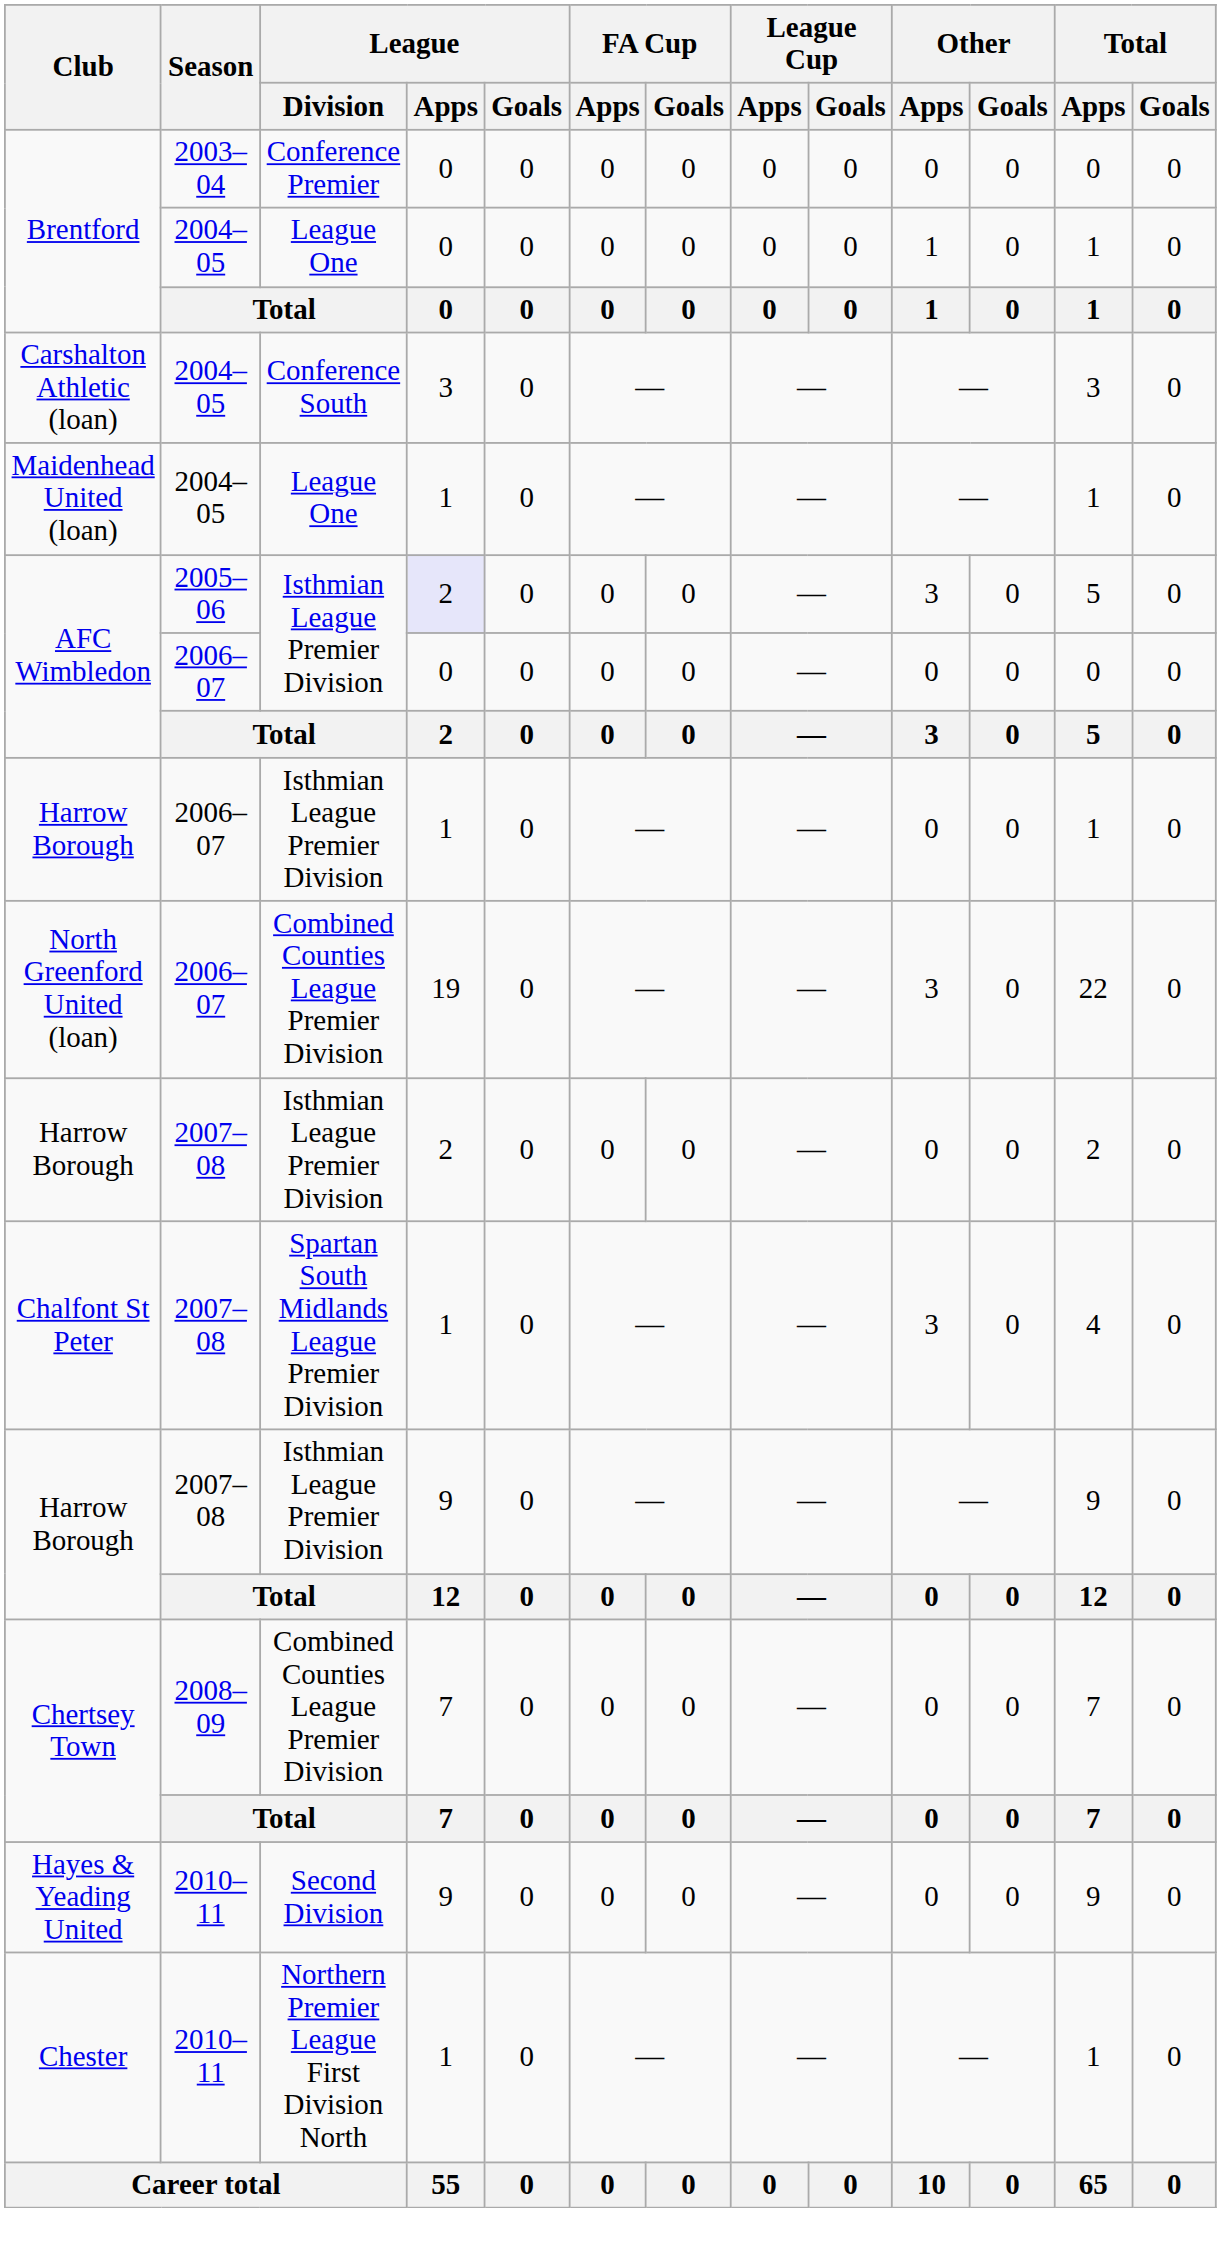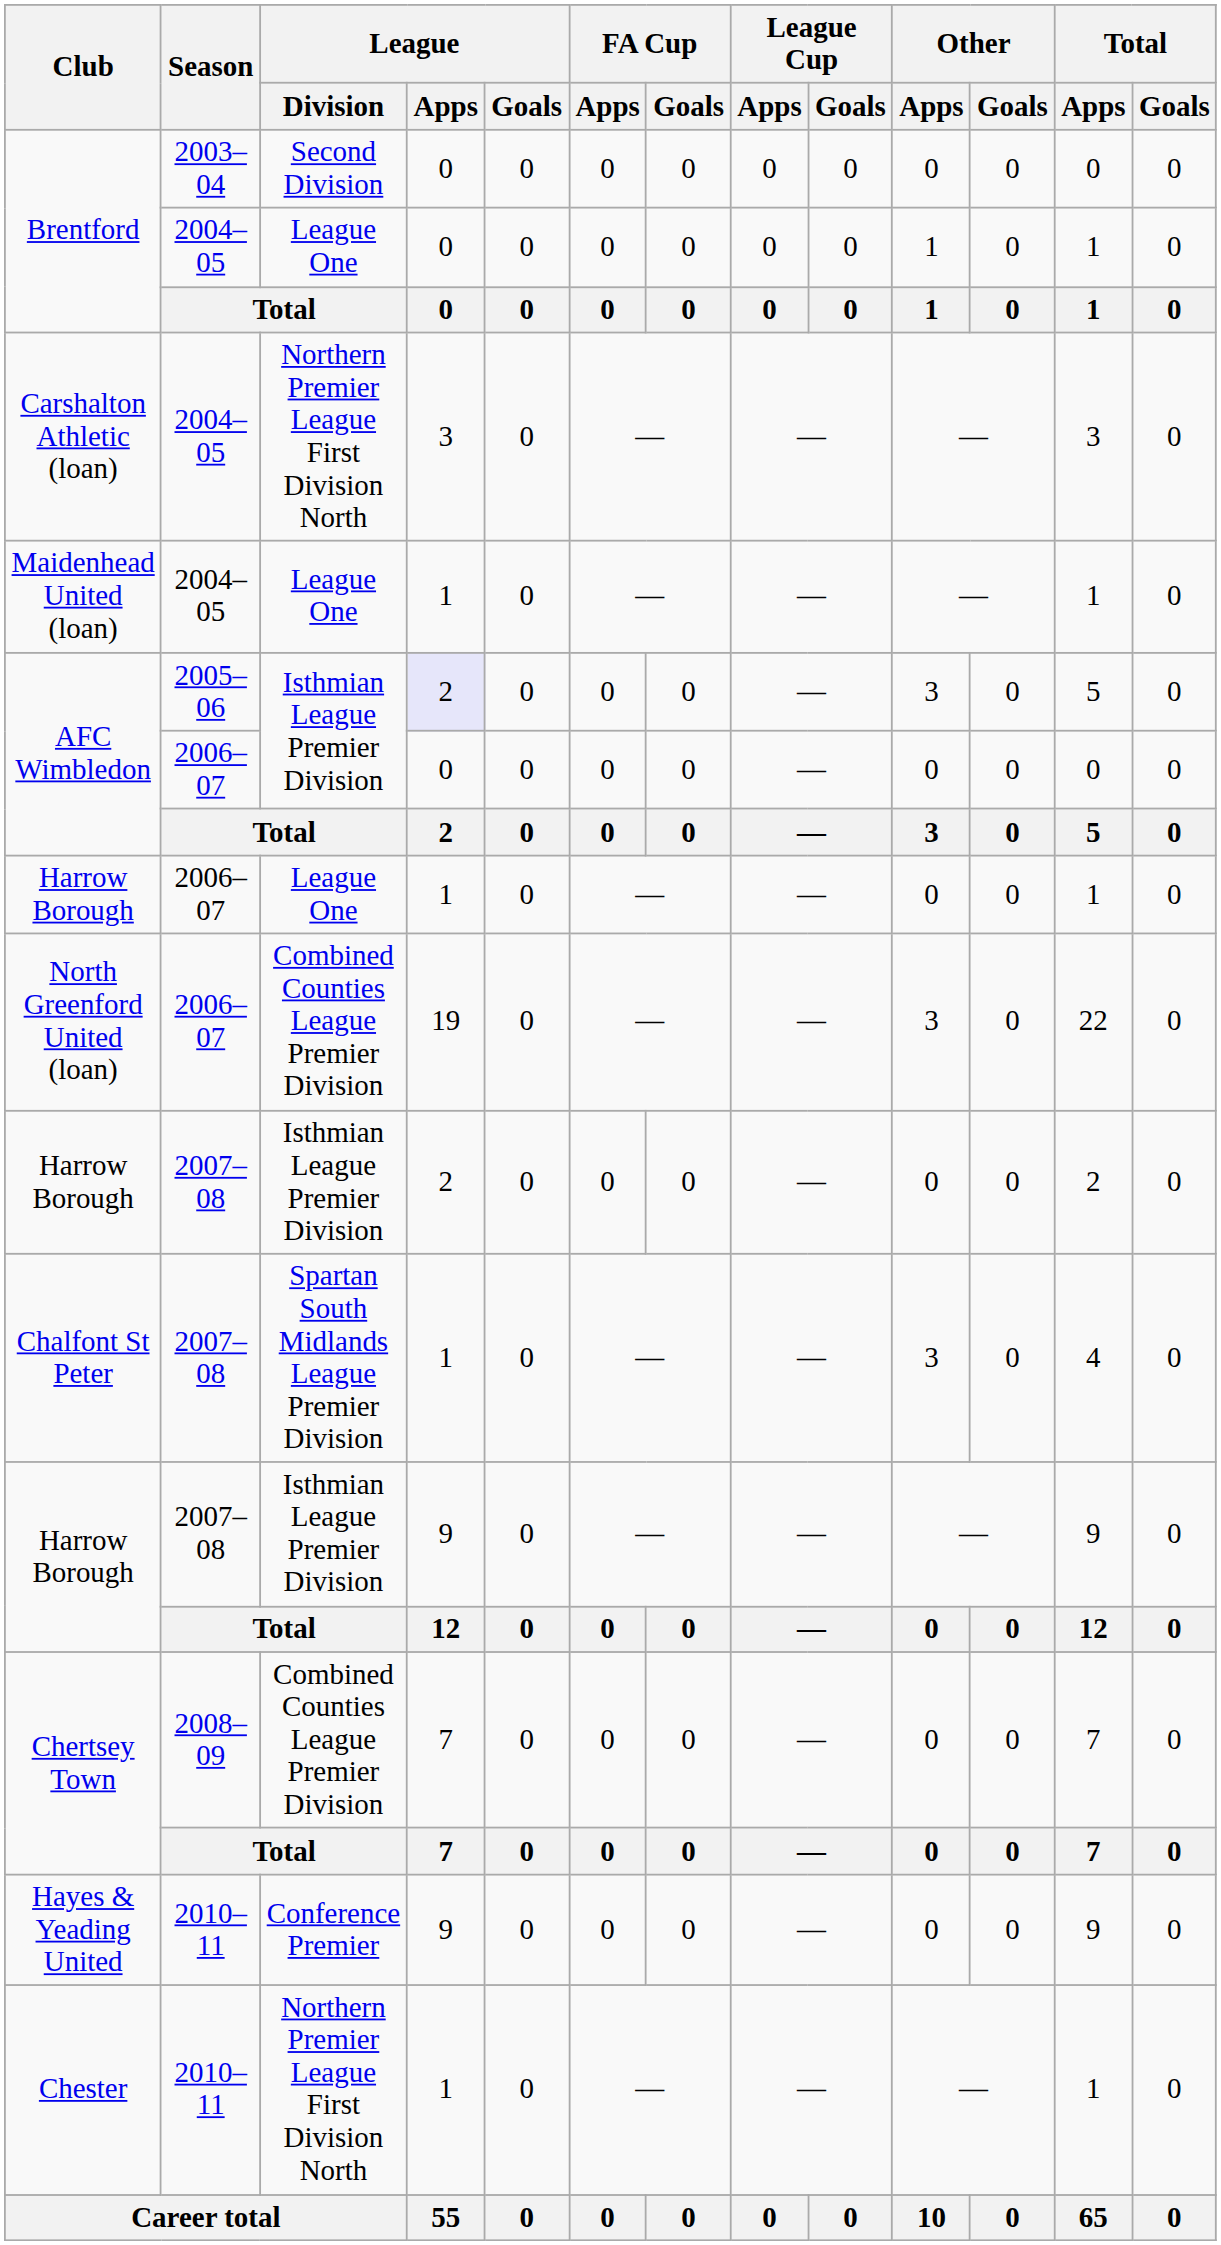(333, 168) Conference Premier -> (333, 168) Second Division
(333, 387) Conference South -> (333, 436) Northern Premier League First Division North
(333, 828) Isthmian League Premier Division -> (333, 894) League One
(333, 1896) Second Division -> (333, 1929) Conference Premier
